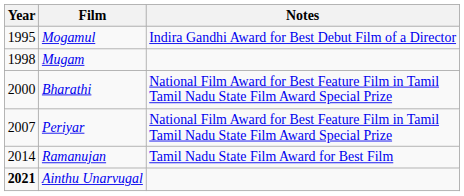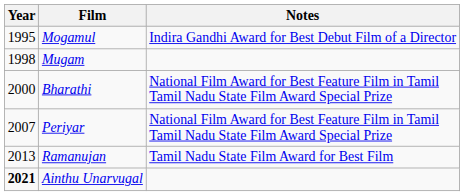(22, 157) 2014 -> (22, 157) 2013
